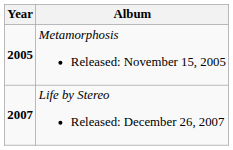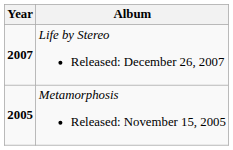rows swapped: (132, 48) <-> (132, 109)
